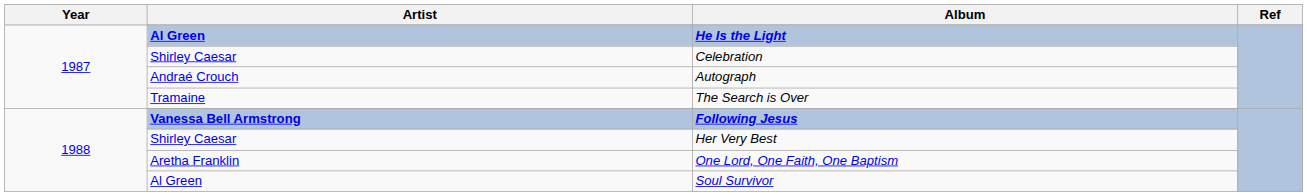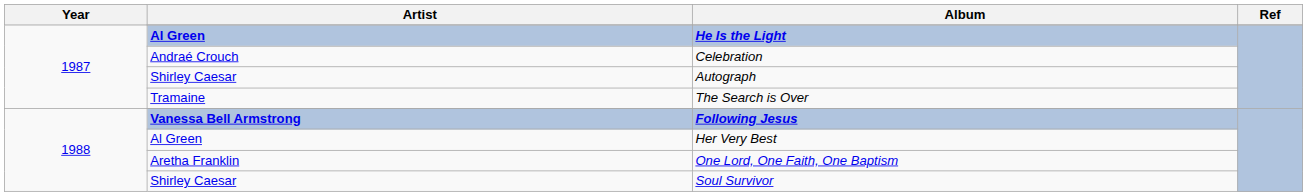(193, 56) Shirley Caesar -> (194, 56) Andraé Crouch
(194, 77) Andraé Crouch -> (193, 77) Shirley Caesar
(193, 139) Shirley Caesar -> (176, 139) Al Green
(176, 181) Al Green -> (193, 181) Shirley Caesar
